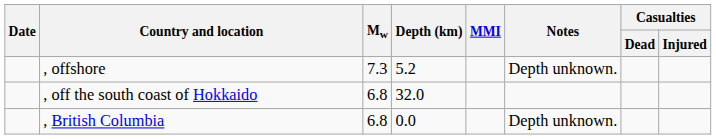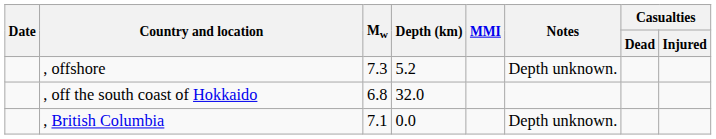(377, 120) 6.8 -> (377, 120) 7.1
